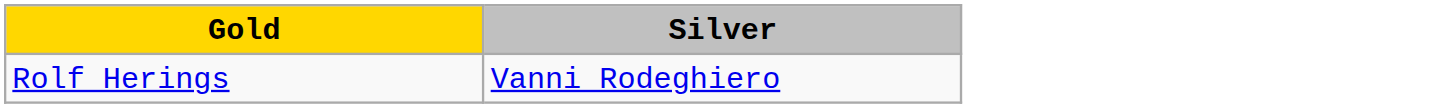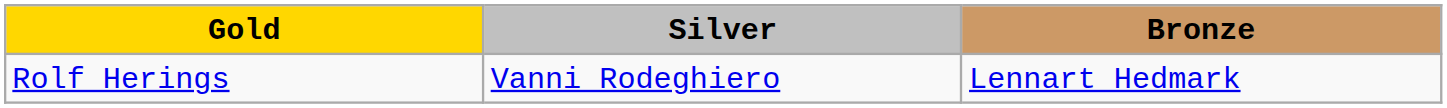+ column: (1201, 30)
